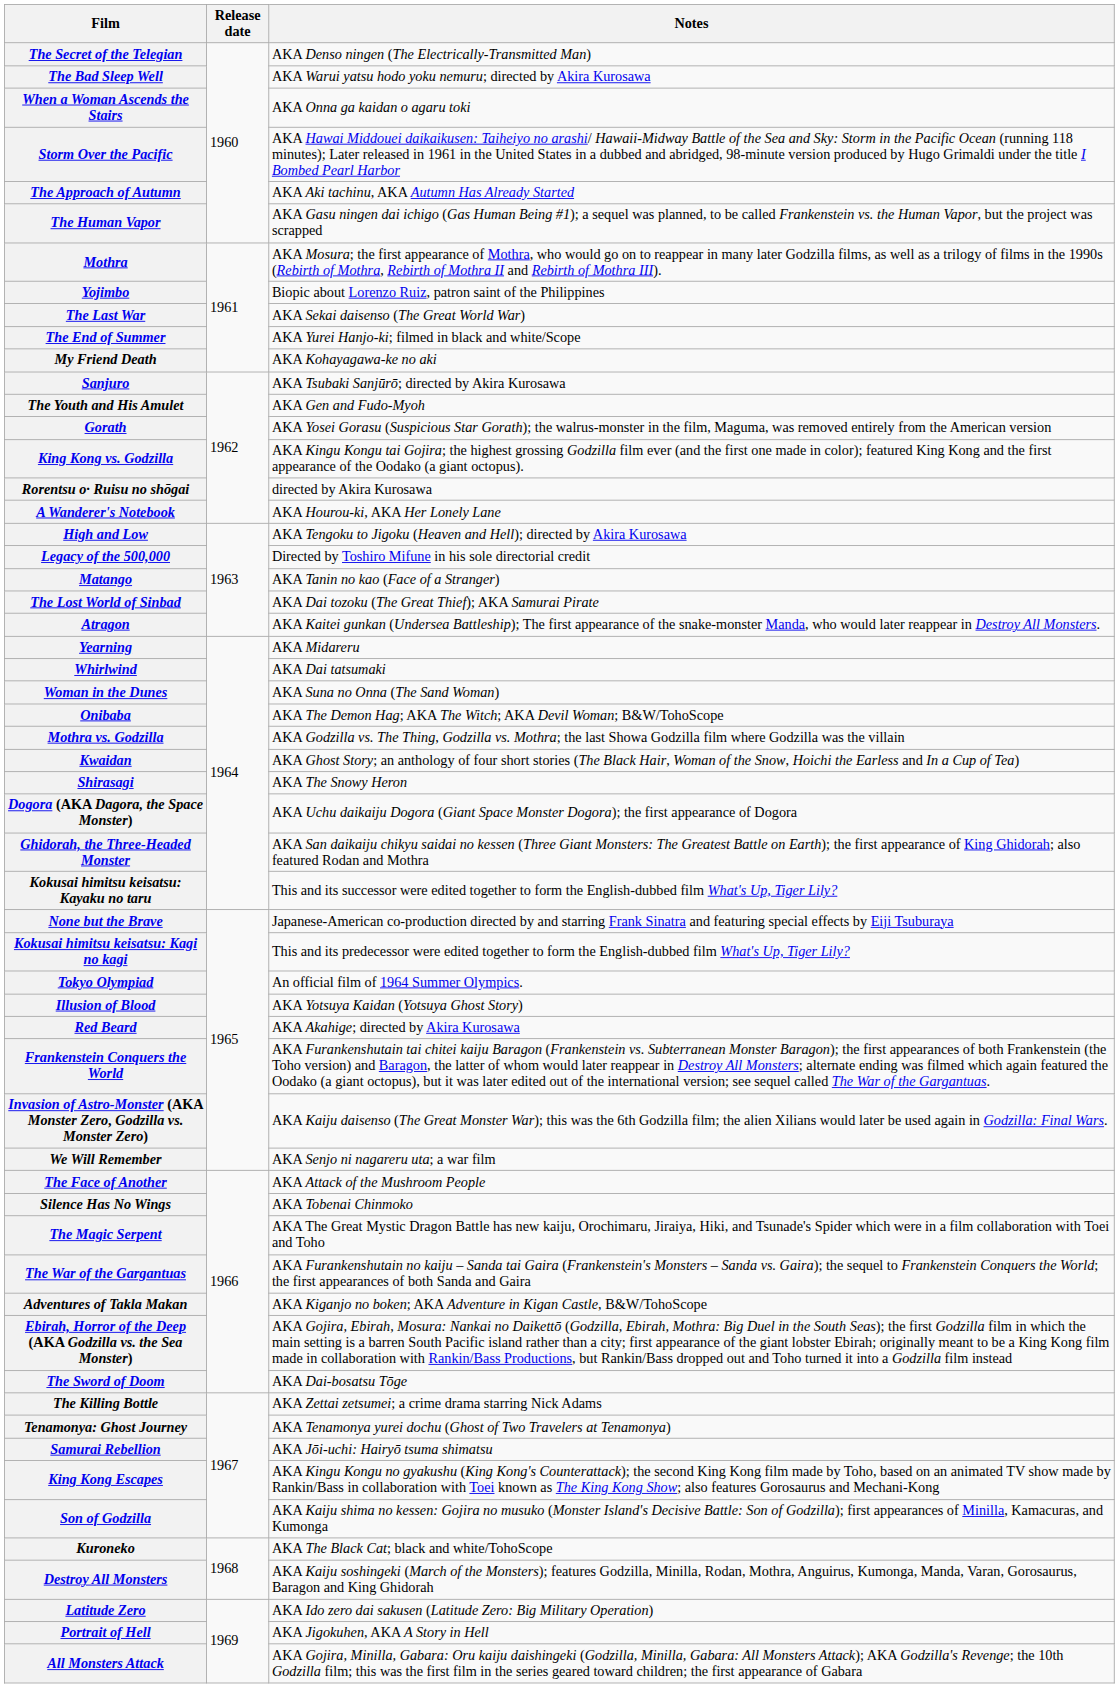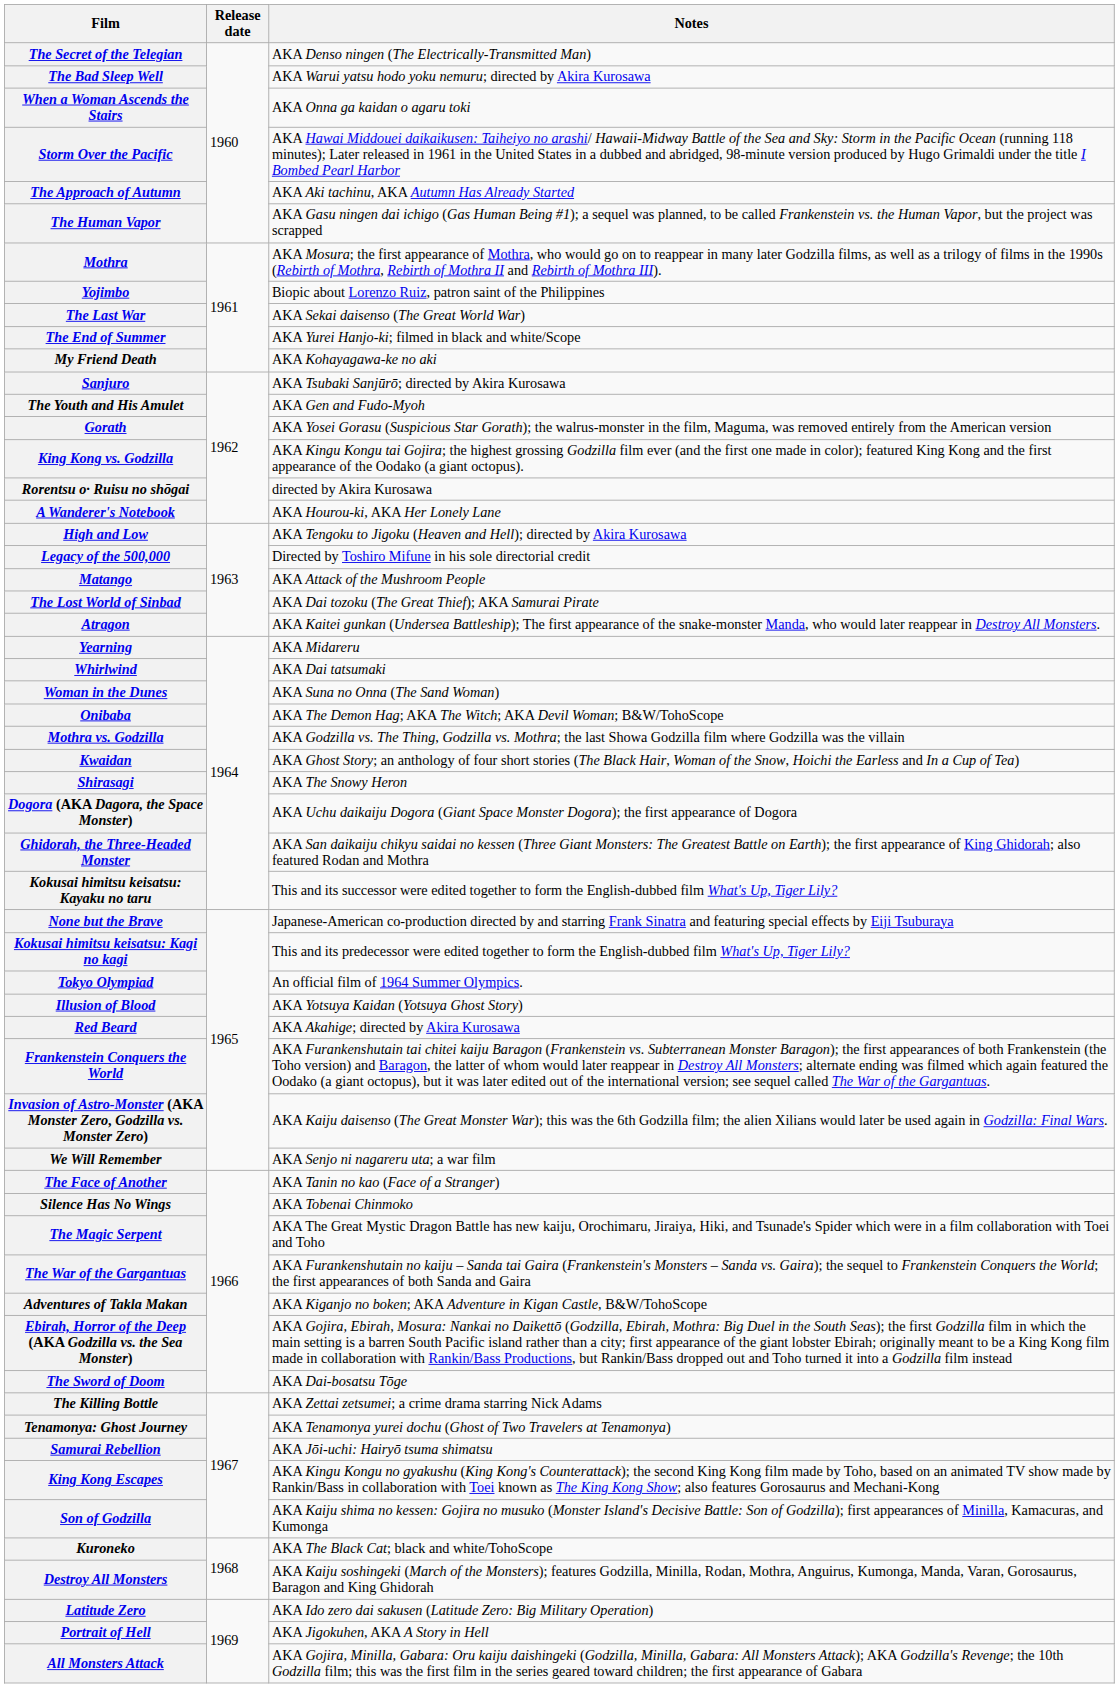(386, 579) AKA Tanin no kao (Face of a Stranger) -> (379, 579) AKA Attack of the Mushroom People
(379, 1182) AKA Attack of the Mushroom People -> (386, 1182) AKA Tanin no kao (Face of a Stranger)
